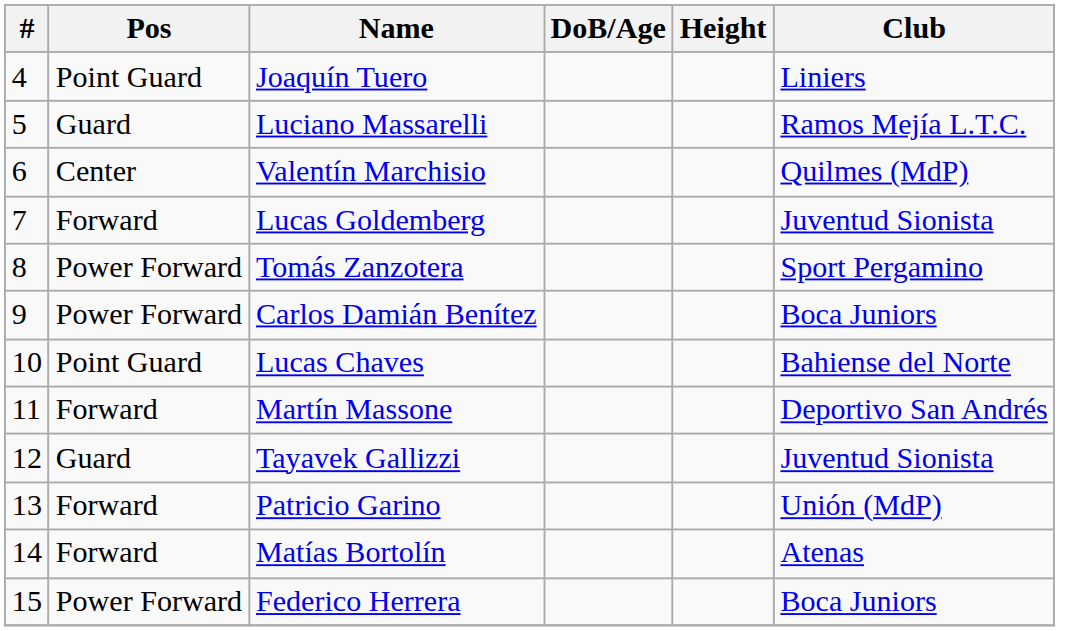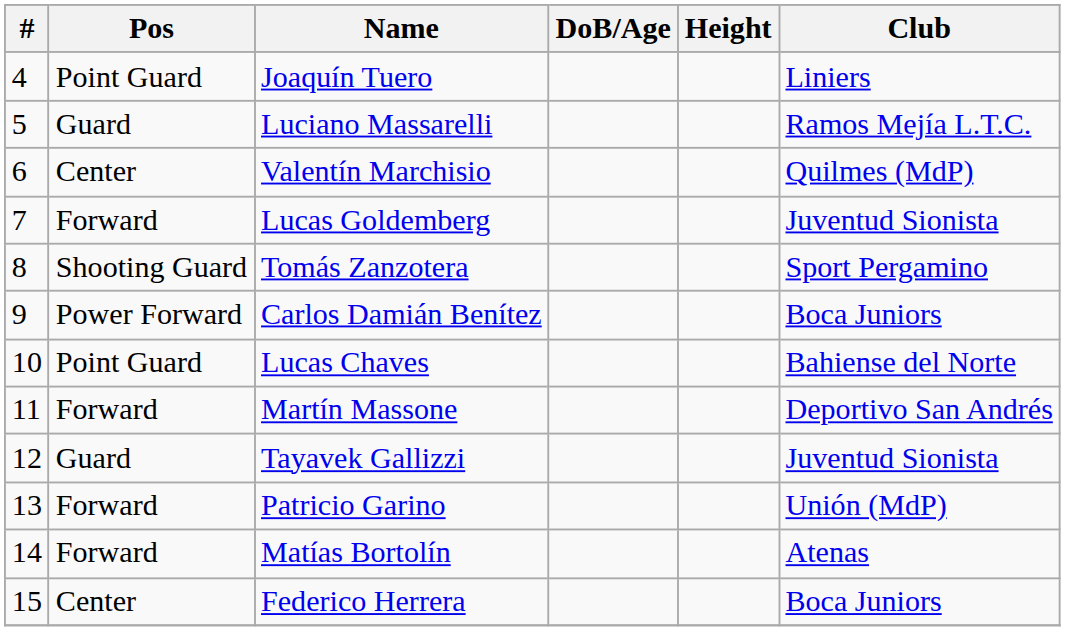(149, 266) Power Forward -> (151, 266) Shooting Guard
(149, 600) Power Forward -> (96, 600) Center
